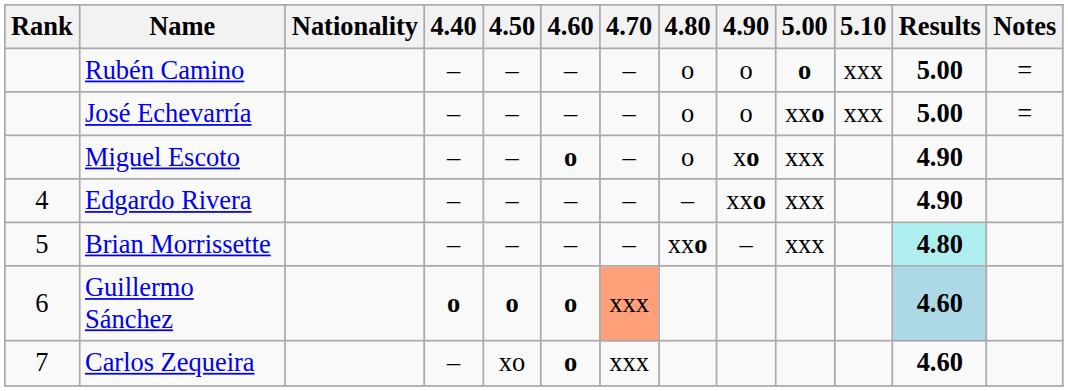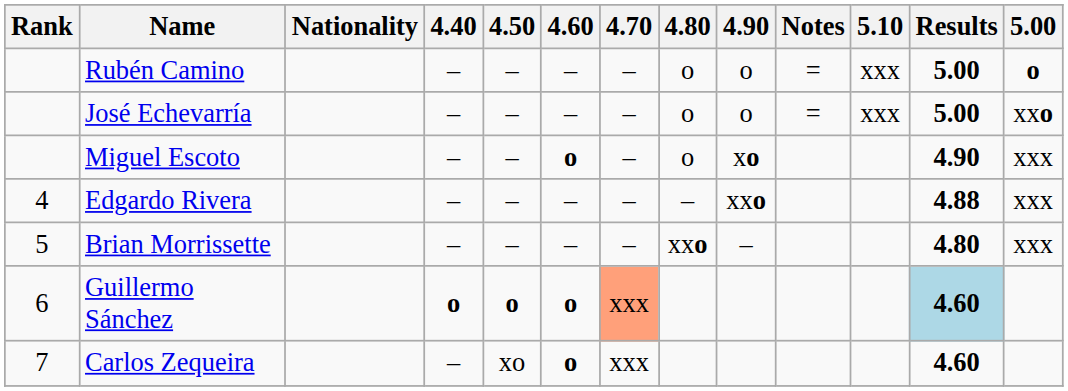columns swapped: (805, 26) <-> (1025, 26)
(940, 200) 4.90 -> (957, 200) 4.88
(940, 244) paleturquoise background -> (957, 244) no background
